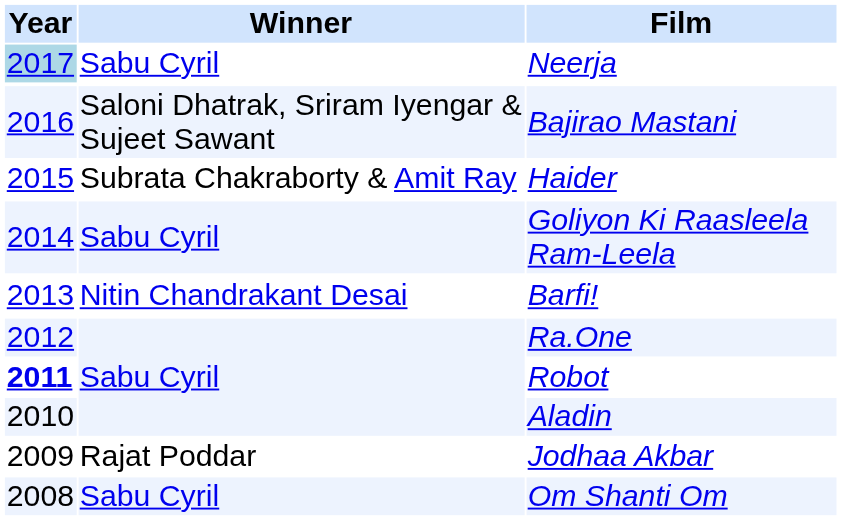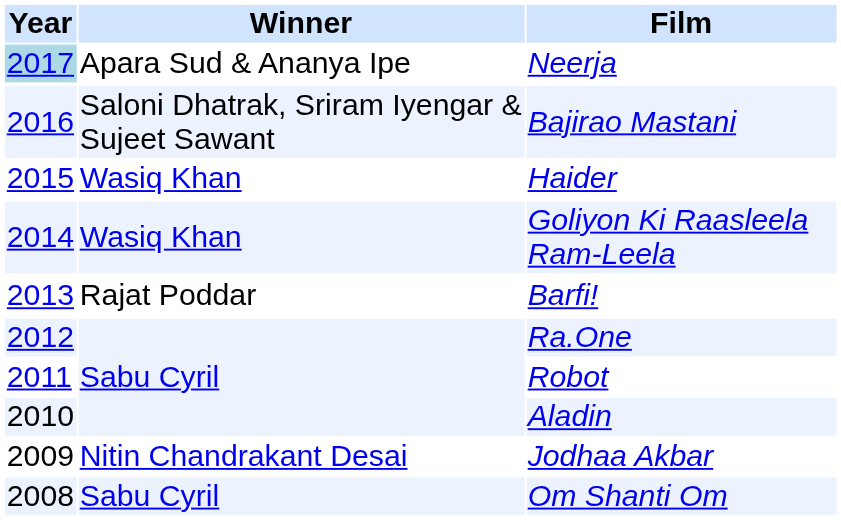(149, 63) Sabu Cyril -> (245, 63) Apara Sud & Ananya Ipe
(298, 178) Subrata Chakraborty & Amit Ray -> (161, 178) Wasiq Khan
(149, 236) Sabu Cyril -> (161, 236) Wasiq Khan
(244, 295) Nitin Chandrakant Desai -> (168, 295) Rajat Poddar
(40, 376) bold -> (39, 376) normal
(168, 456) Rajat Poddar -> (244, 456) Nitin Chandrakant Desai
